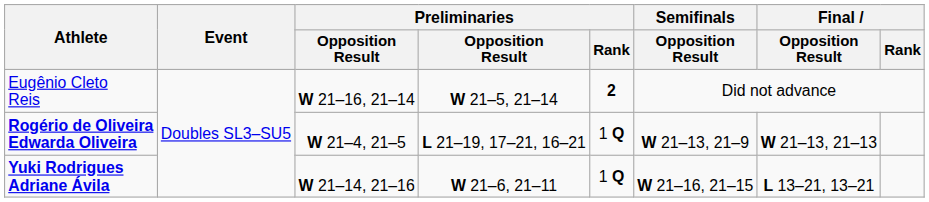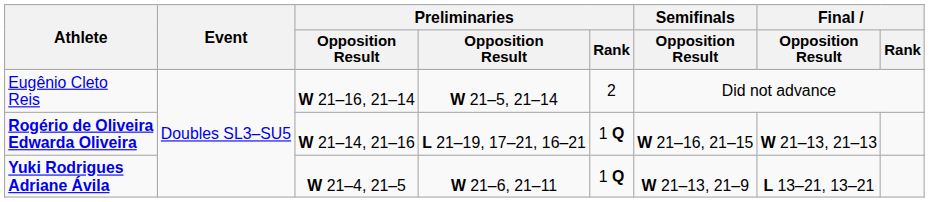(612, 91) bold -> (612, 91) normal
(357, 143) W 21–4, 21–5 -> (357, 143) W 21–14, 21–16
(695, 143) W 21–13, 21–9 -> (695, 143) W 21–16, 21–15
(357, 185) W 21–14, 21–16 -> (357, 185) W 21–4, 21–5
(695, 185) W 21–16, 21–15 -> (695, 185) W 21–13, 21–9
